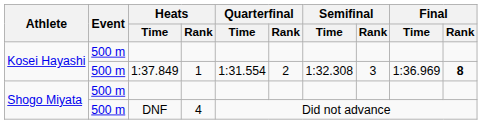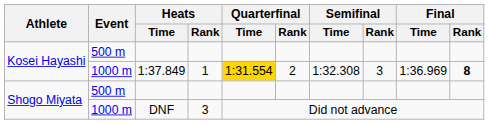(108, 71) 500 m -> (112, 71) 1000 m
(242, 71) no background -> (249, 71) gold background
(108, 110) 500 m -> (112, 110) 1000 m
(198, 110) 4 -> (205, 110) 3
